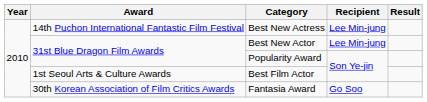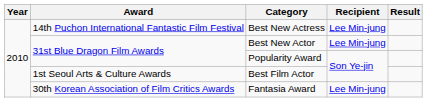(346, 89) Go Soo -> (357, 89) Lee Min-jung
